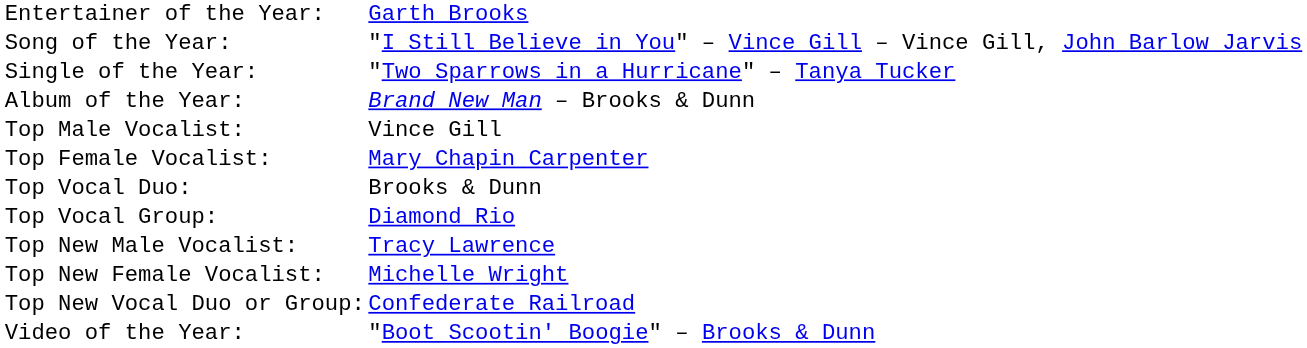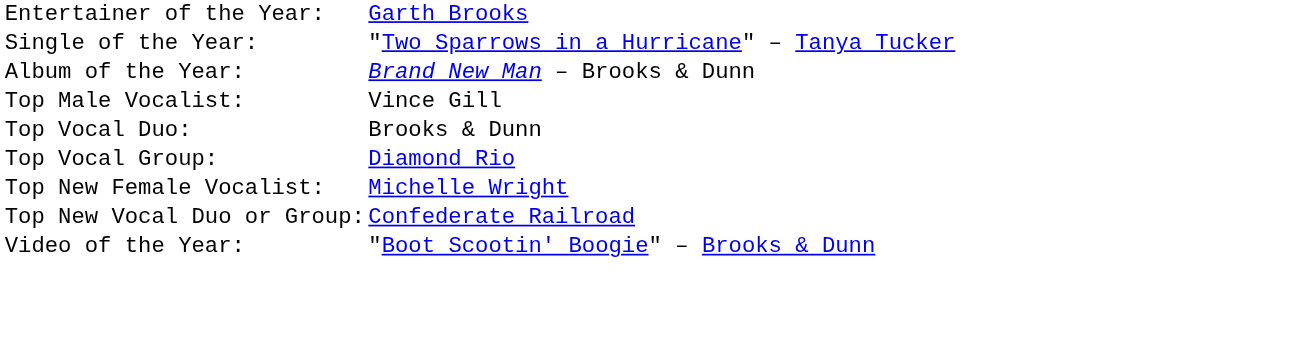- row: (118, 43)
- row: (138, 159)
- row: (151, 246)
